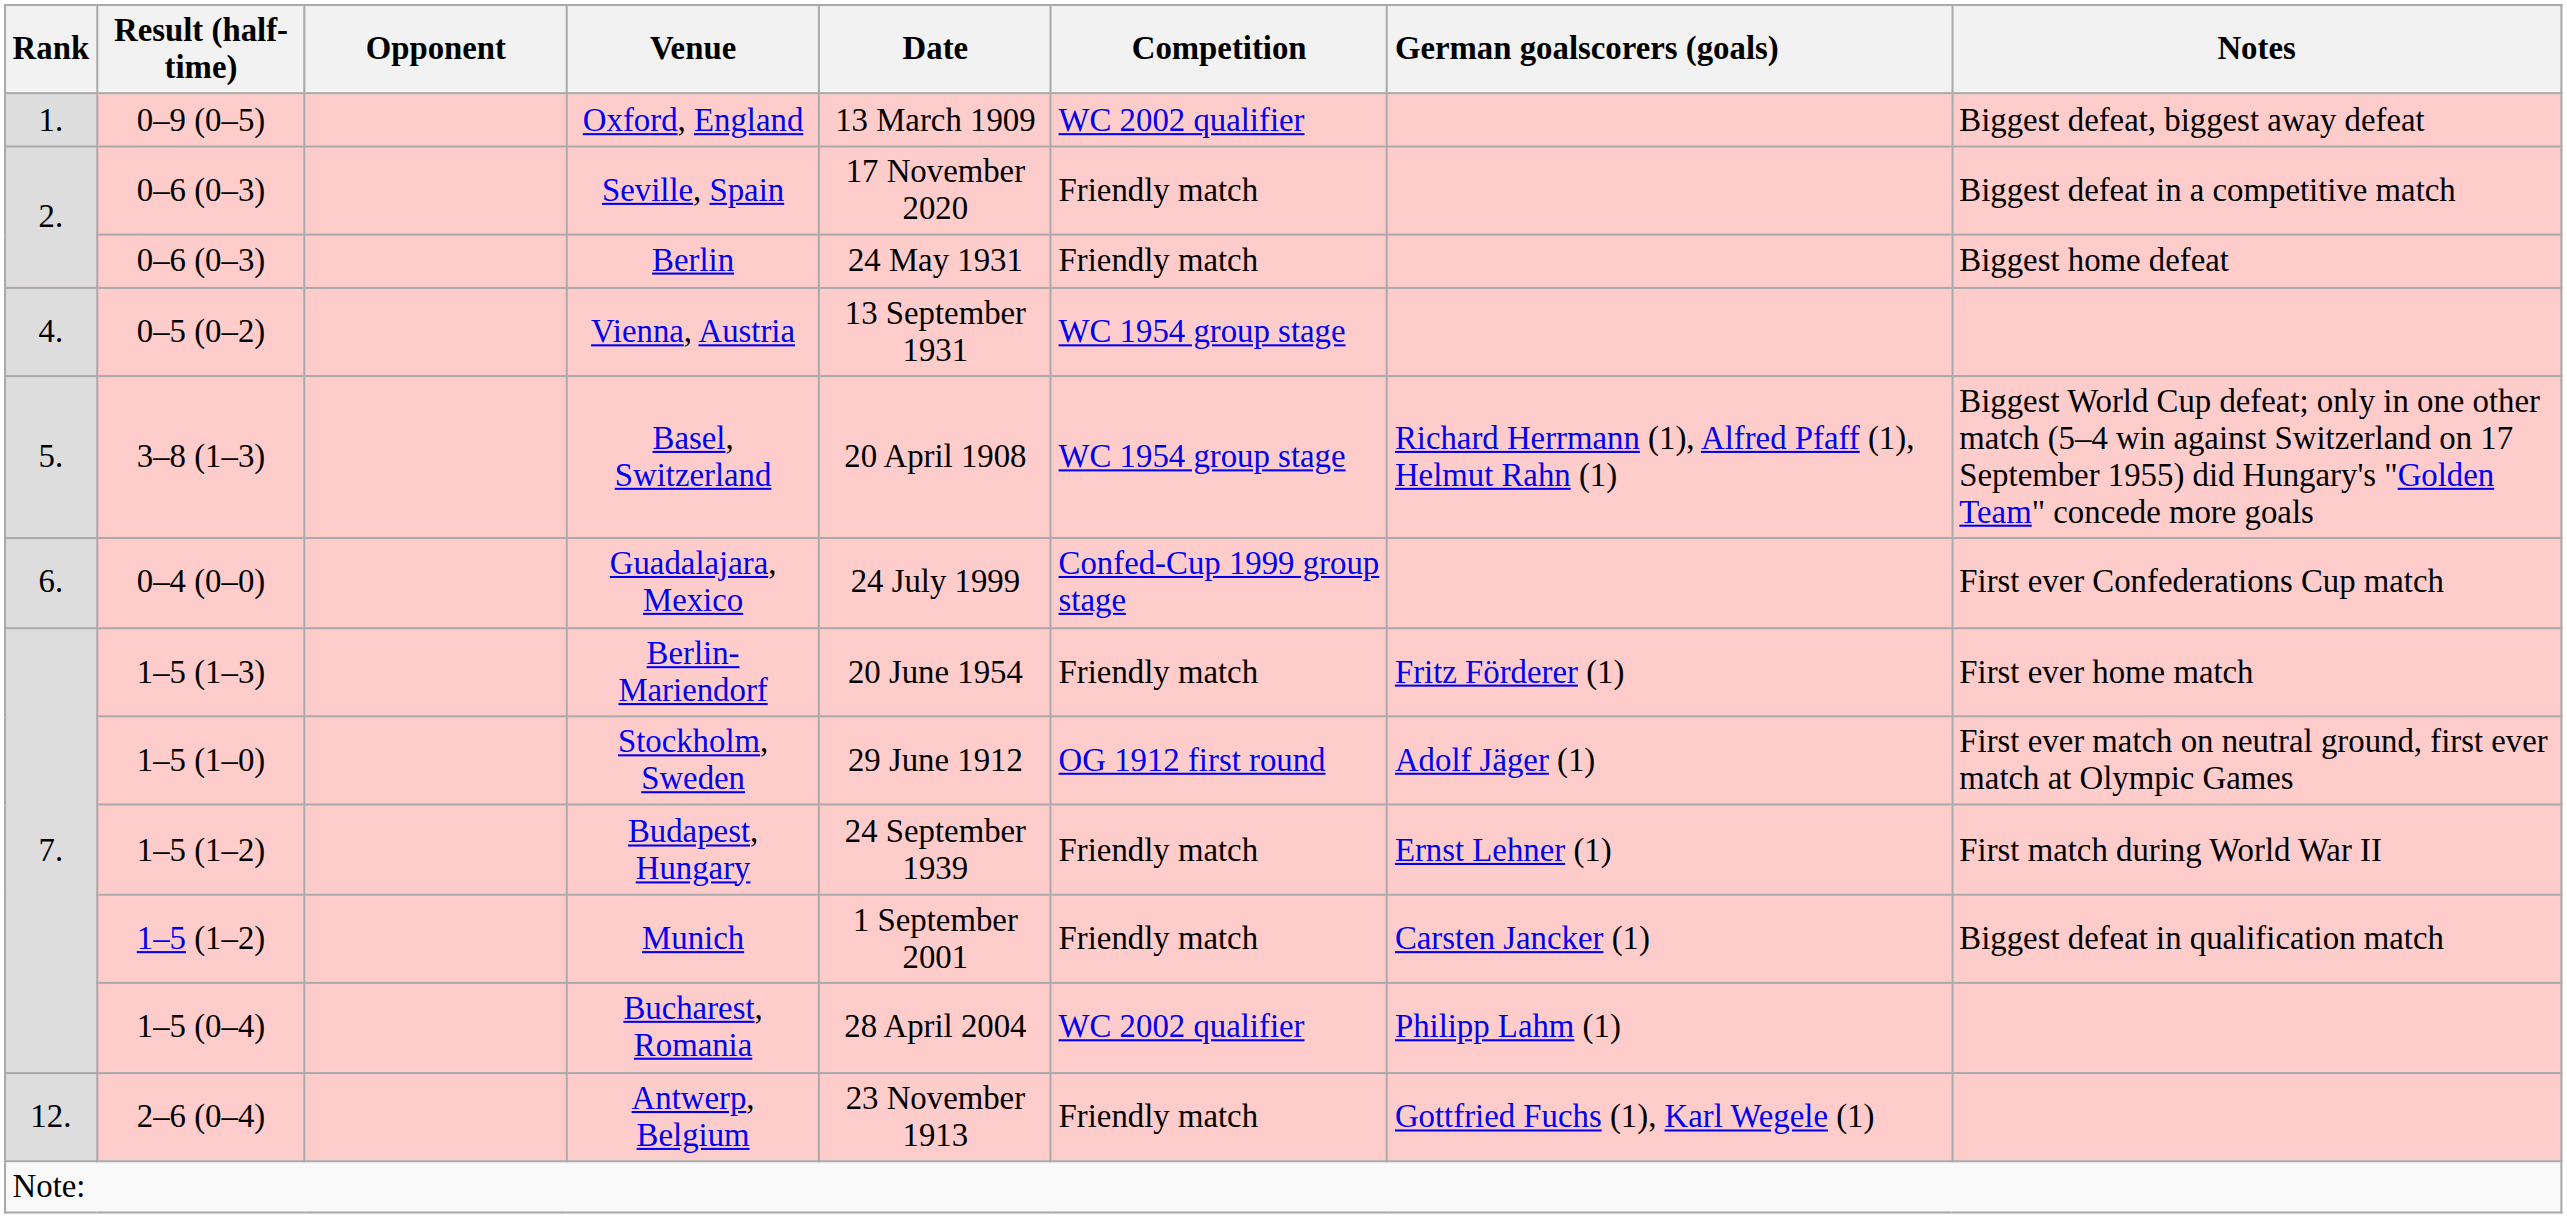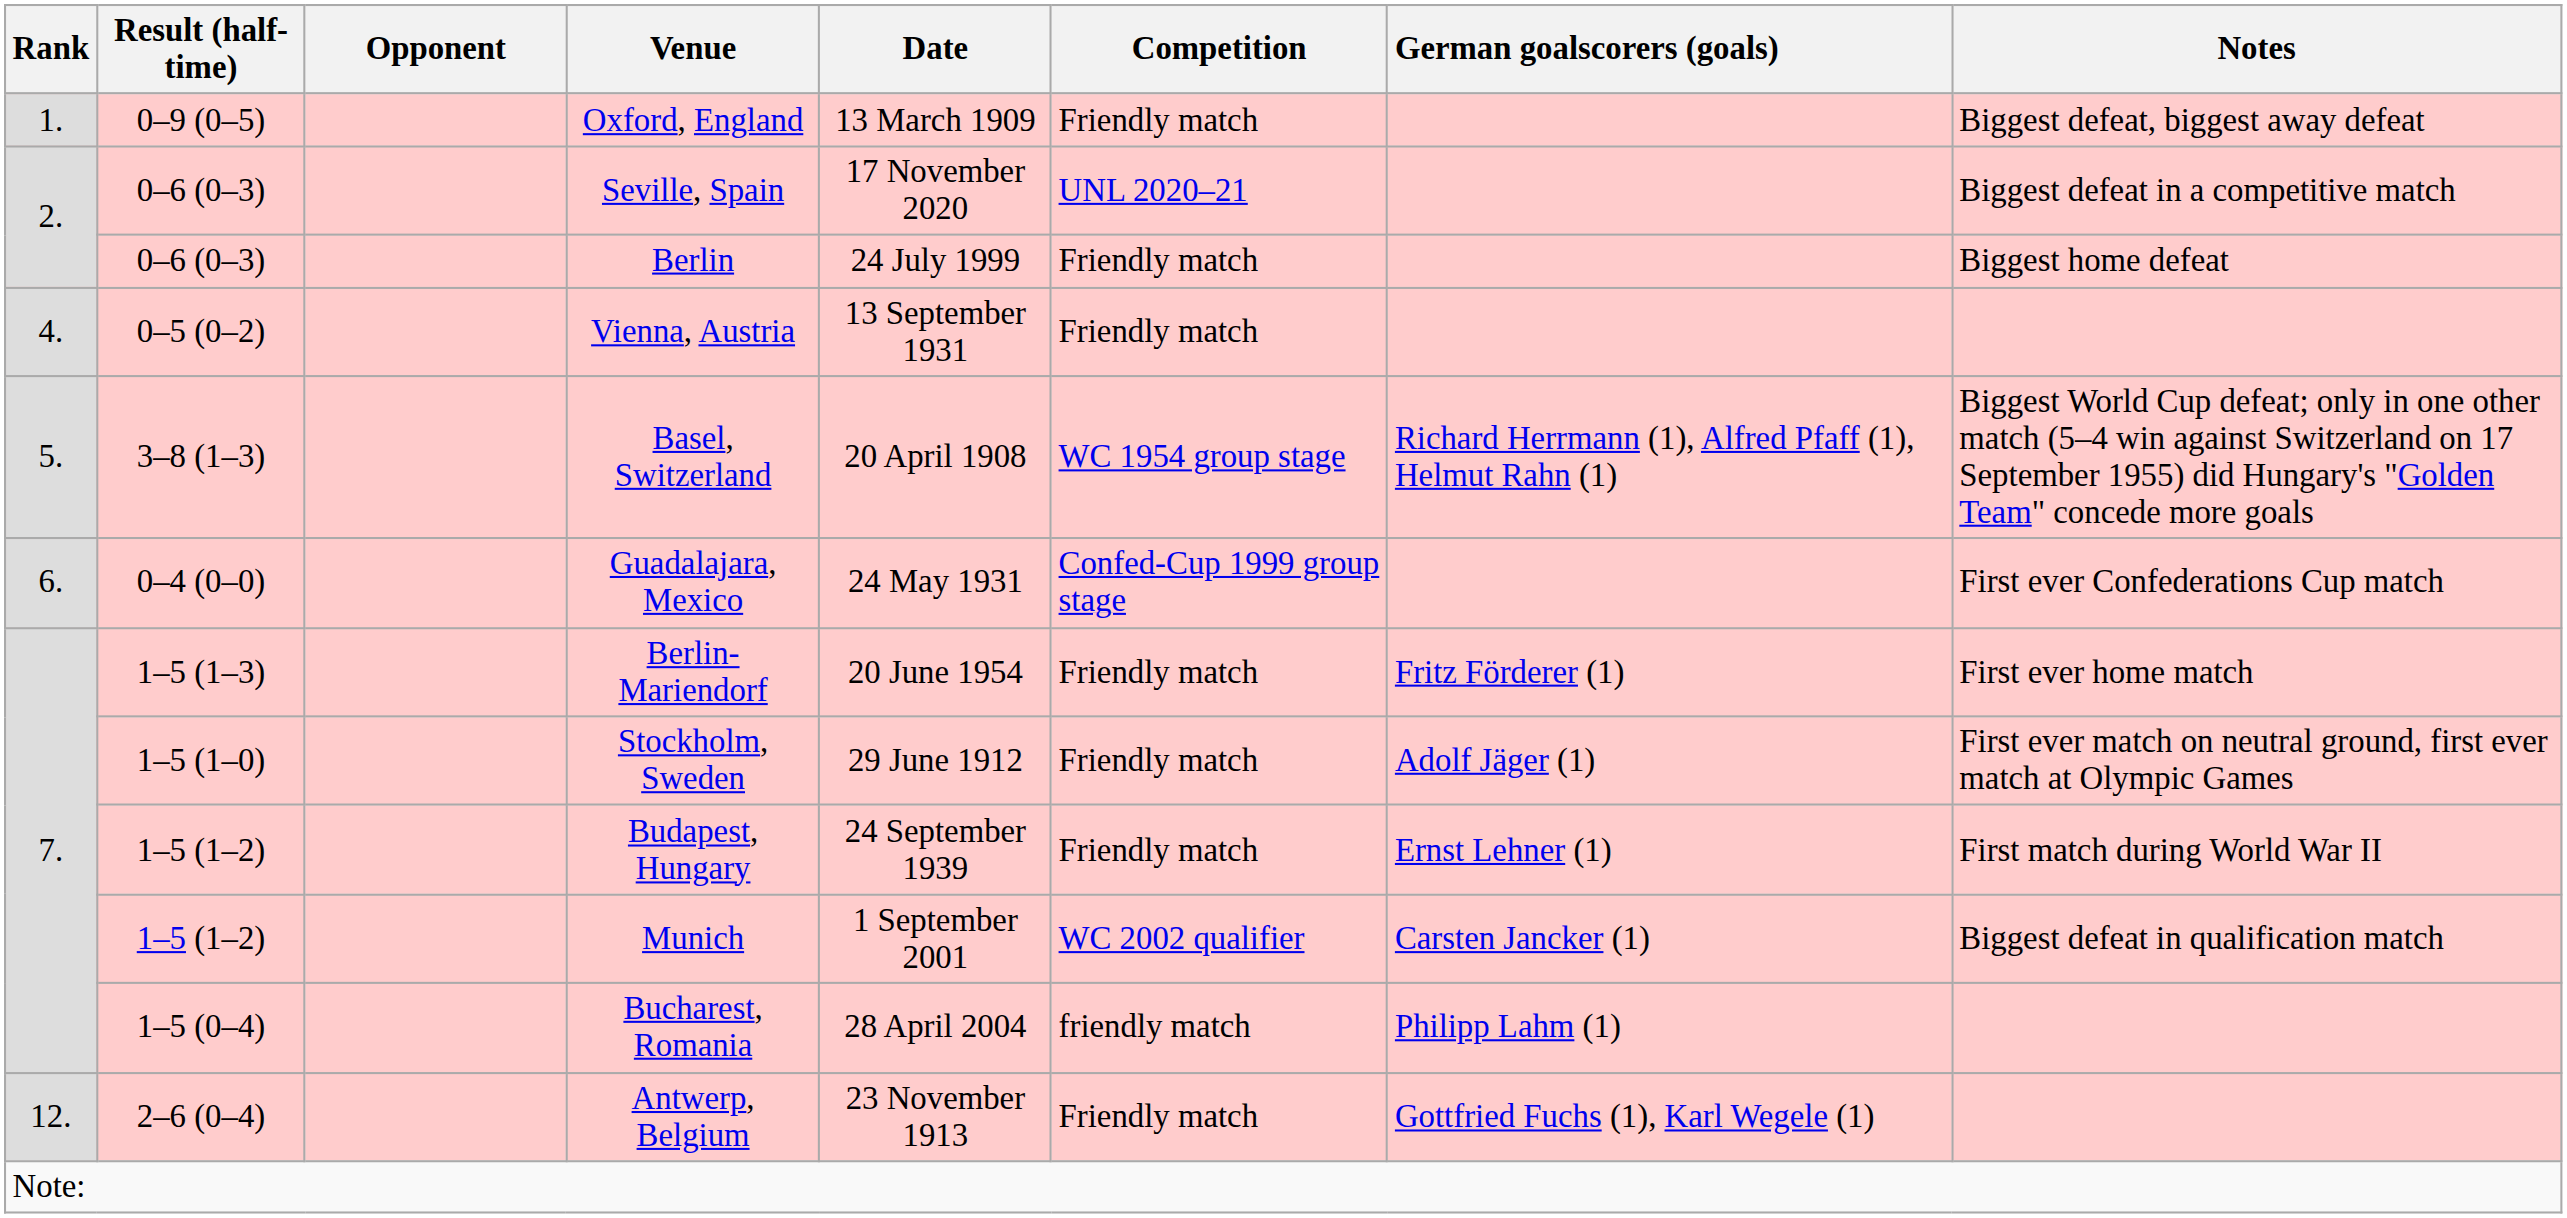(1182, 119) WC 2002 qualifier -> (1158, 119) Friendly match
(1158, 189) Friendly match -> (1153, 189) UNL 2020–21
(935, 260) 24 May 1931 -> (935, 260) 24 July 1999
(1202, 330) WC 1954 group stage -> (1158, 330) Friendly match
(935, 582) 24 July 1999 -> (935, 582) 24 May 1931
(1192, 760) OG 1912 first round -> (1158, 760) Friendly match
(1158, 938) Friendly match -> (1182, 938) WC 2002 qualifier
(1182, 1027) WC 2002 qualifier -> (1155, 1027) friendly match
